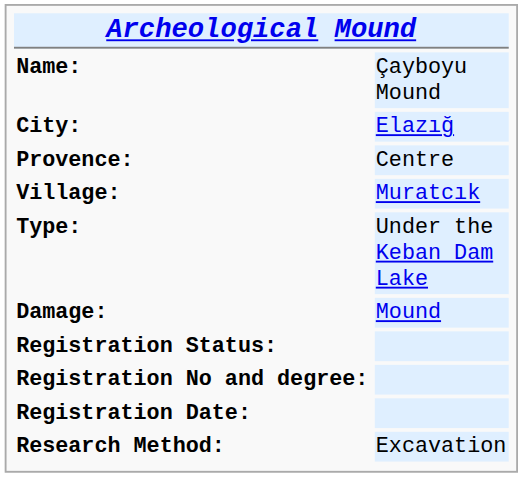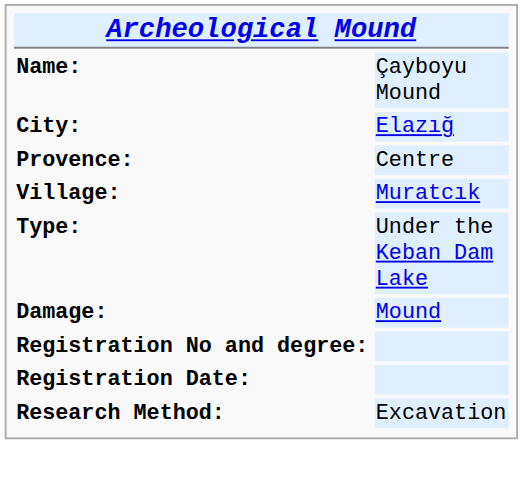- row: (147, 347)
